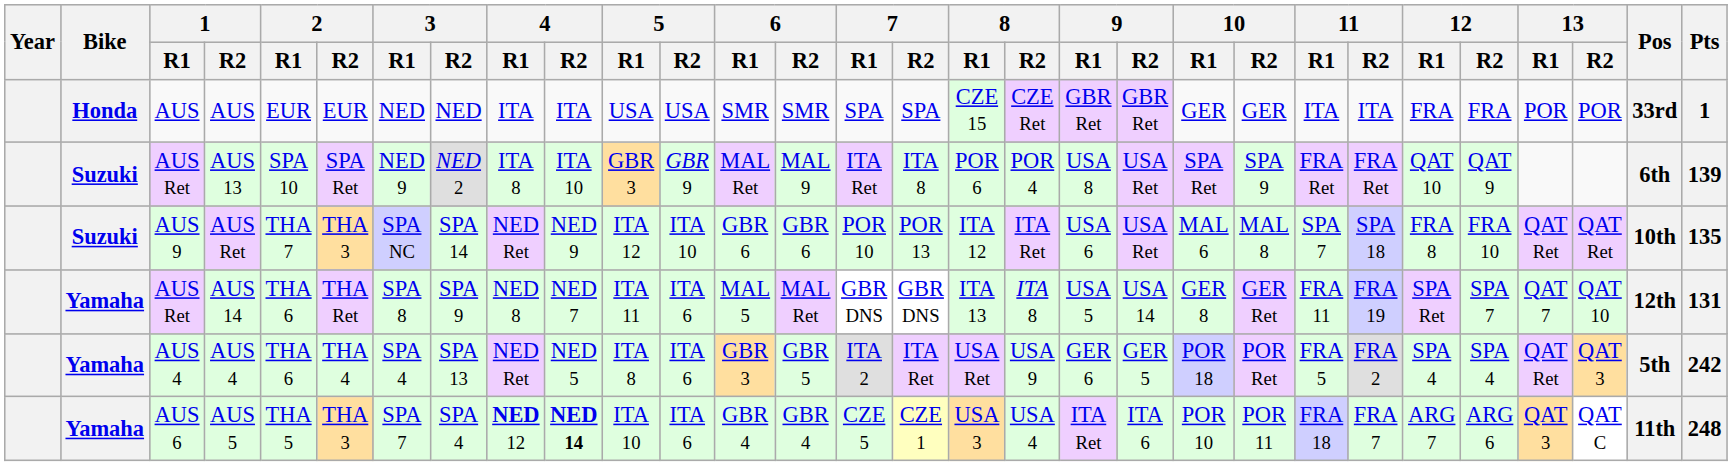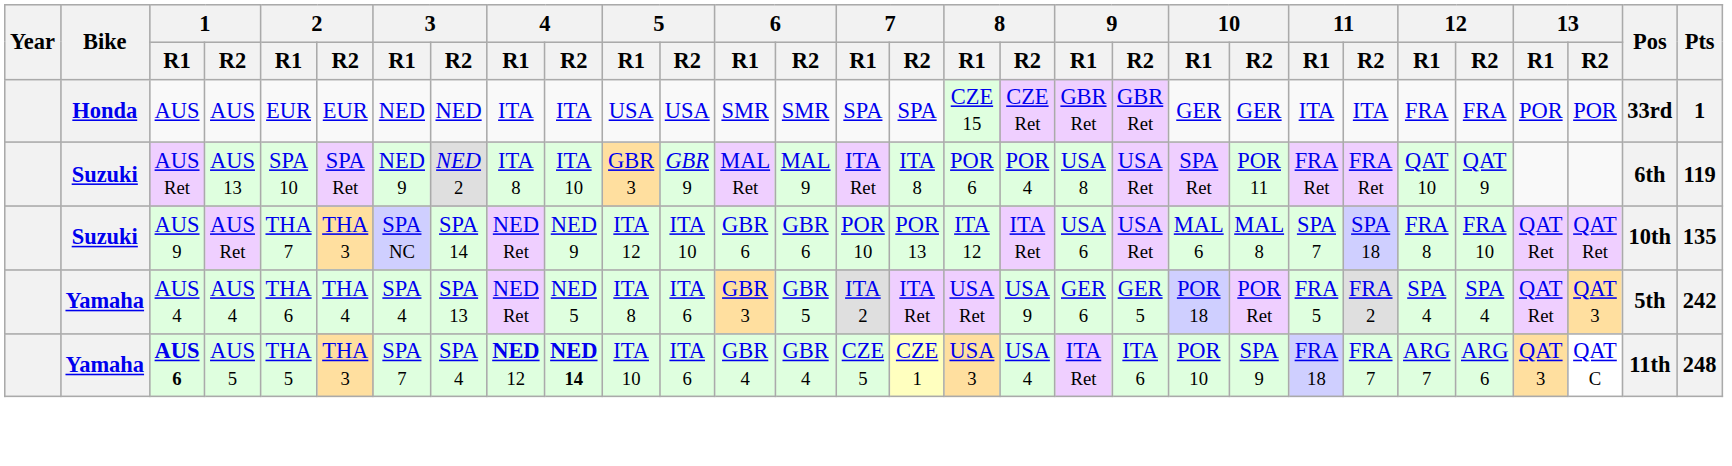(1264, 174) SPA 9 -> (1259, 174) POR 11
(1705, 174) 139 -> (1700, 174) 119
- row: (233, 301)
(177, 428) normal -> (177, 365) bold
(1264, 428) POR 11 -> (1259, 365) SPA 9
